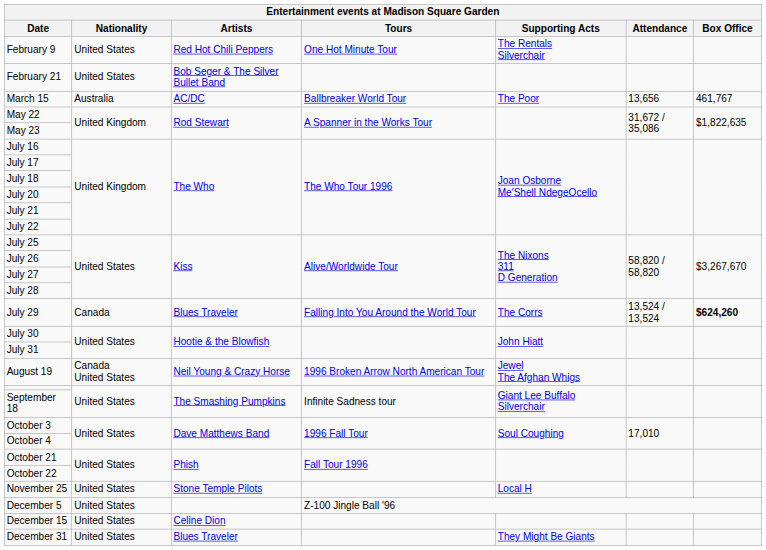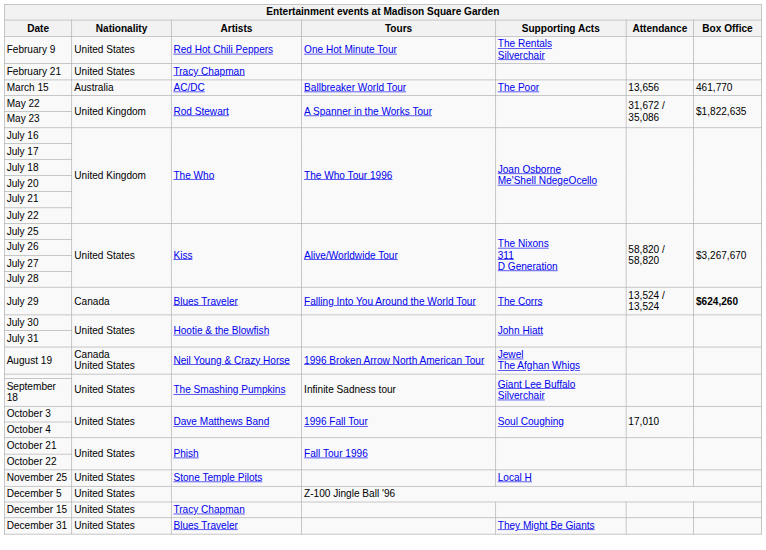(226, 77) Bob Seger & The Silver Bullet Band -> (209, 71) Tracy Chapman
(714, 99) 461,767 -> (714, 87) 461,770
(199, 521) Celine Dion -> (209, 510) Tracy Chapman
